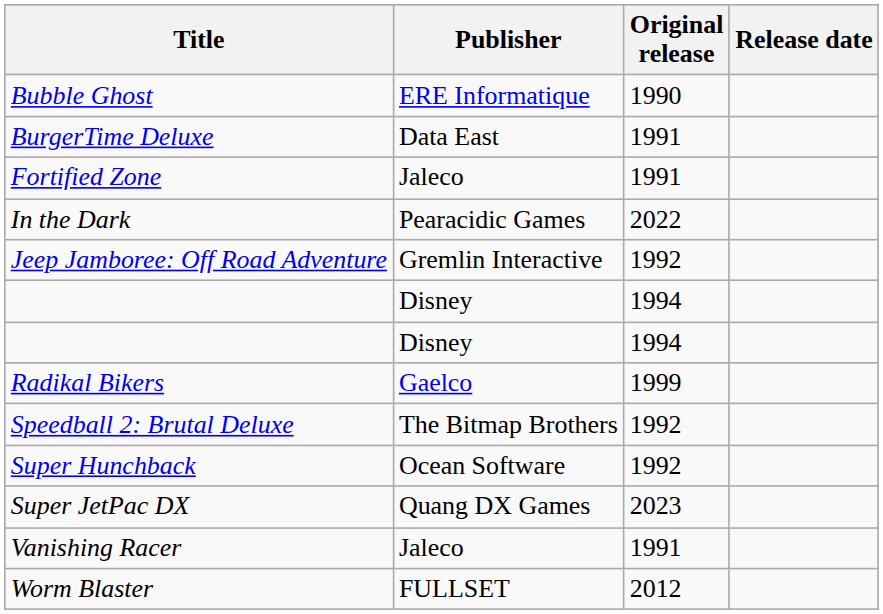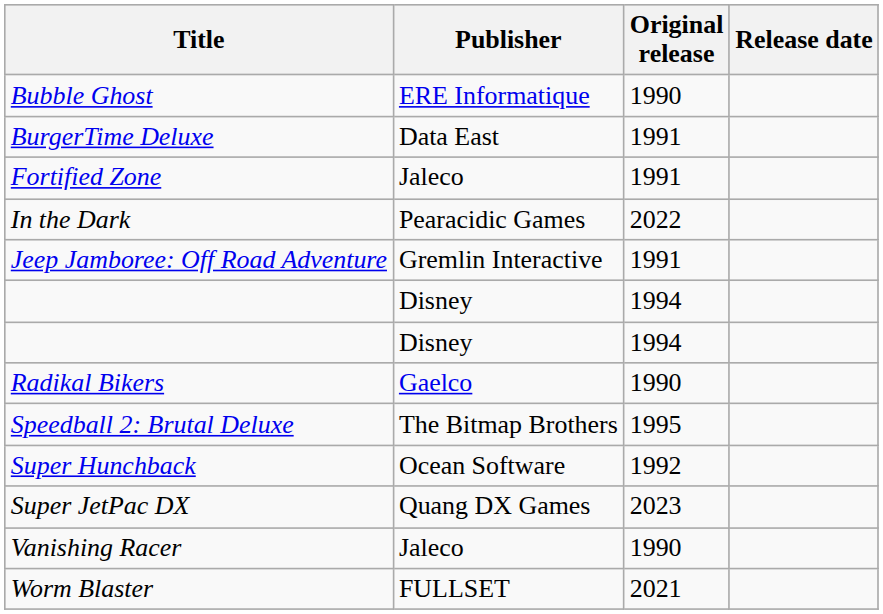(656, 259) 1992 -> (656, 259) 1991
(656, 383) 1999 -> (656, 383) 1990
(656, 424) 1992 -> (656, 424) 1995
(656, 547) 1991 -> (656, 547) 1990
(656, 588) 2012 -> (656, 588) 2021
